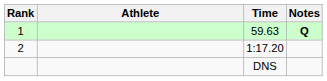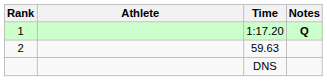(265, 31) 59.63 -> (265, 31) 1:17.20
(265, 48) 1:17.20 -> (265, 48) 59.63
